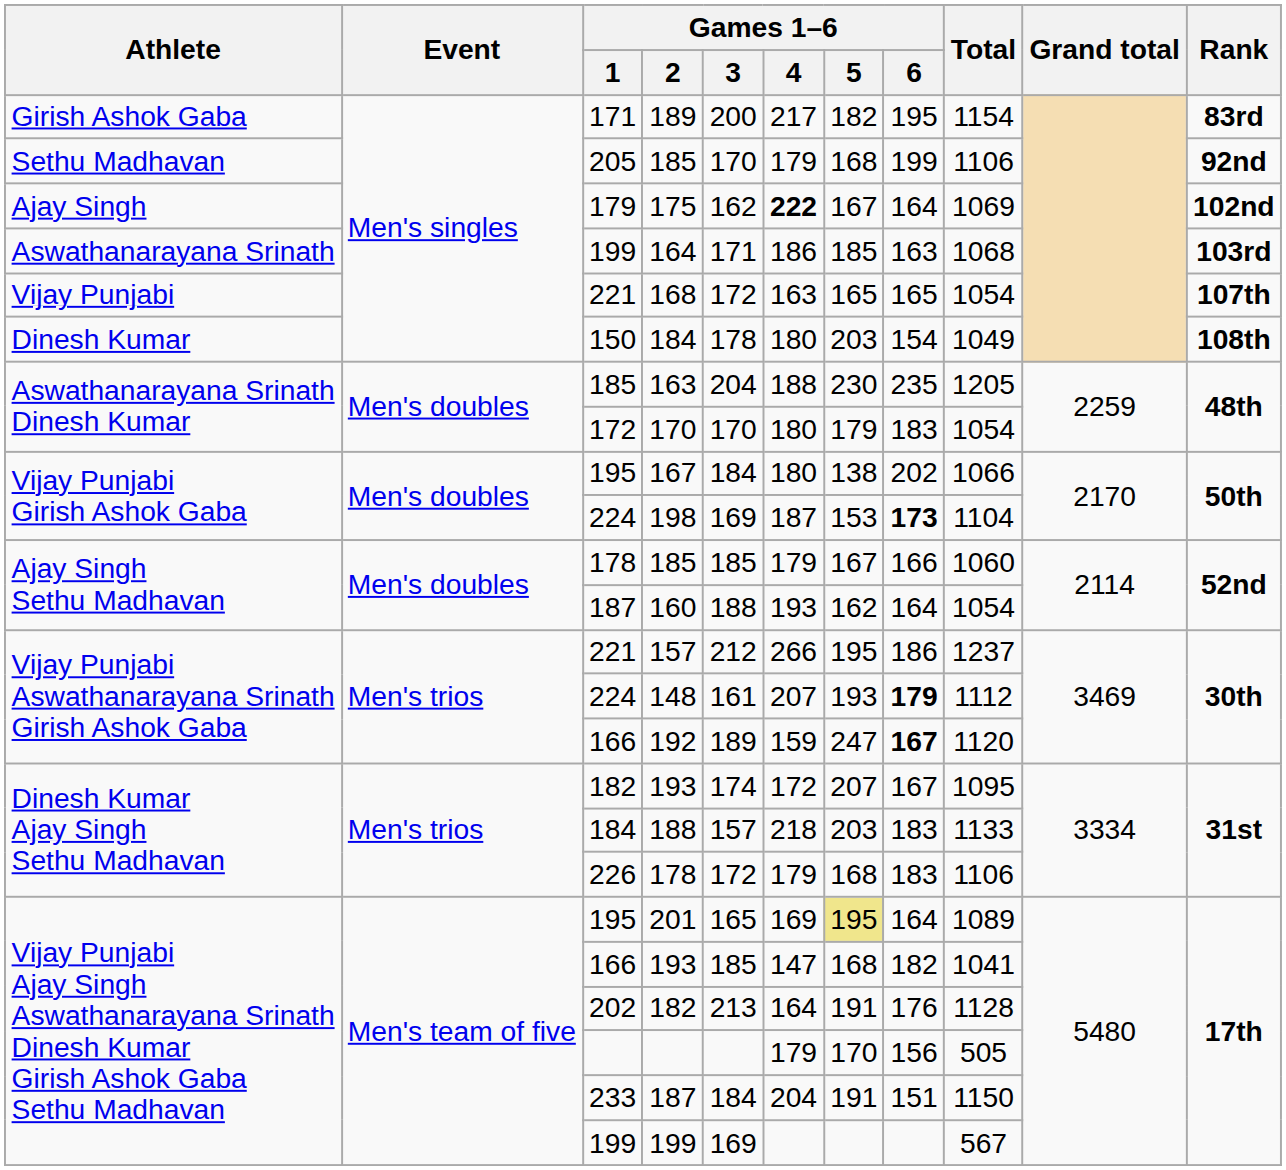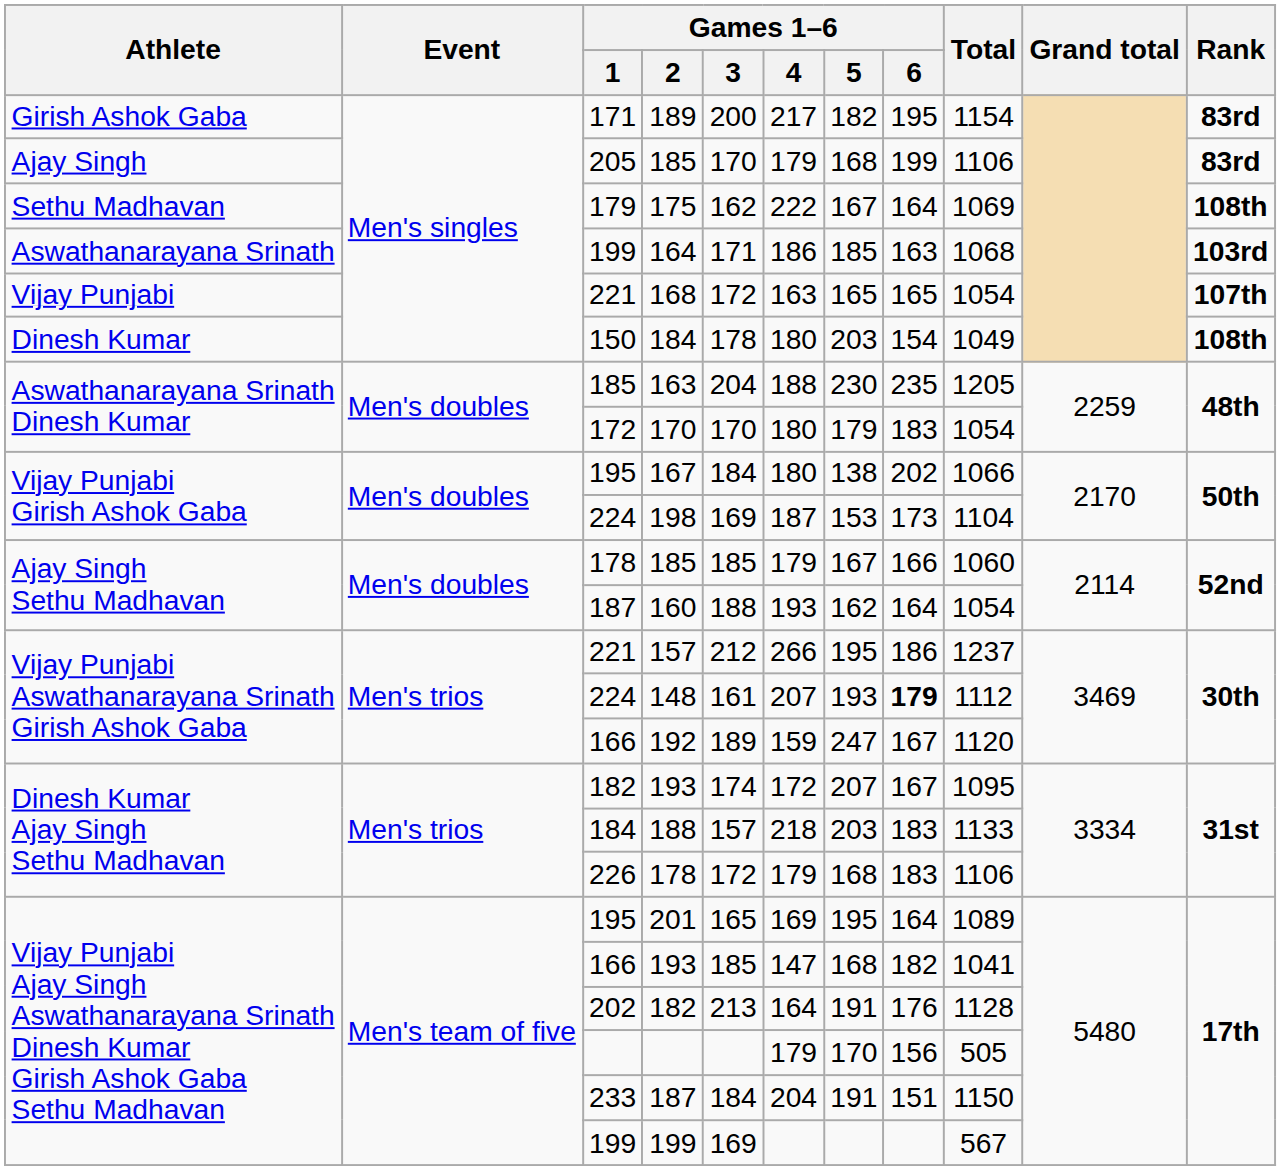(118, 161) Sethu Madhavan -> (79, 161) Ajay Singh
(1234, 161) 92nd -> (1231, 161) 83rd
(79, 206) Ajay Singh -> (118, 206) Sethu Madhavan
(793, 206) bold -> (793, 206) normal
(1234, 206) 102nd -> (1231, 206) 108th
(914, 518) bold -> (914, 518) normal
(914, 741) bold -> (914, 741) normal
(854, 919) khaki background -> (854, 919) no background
